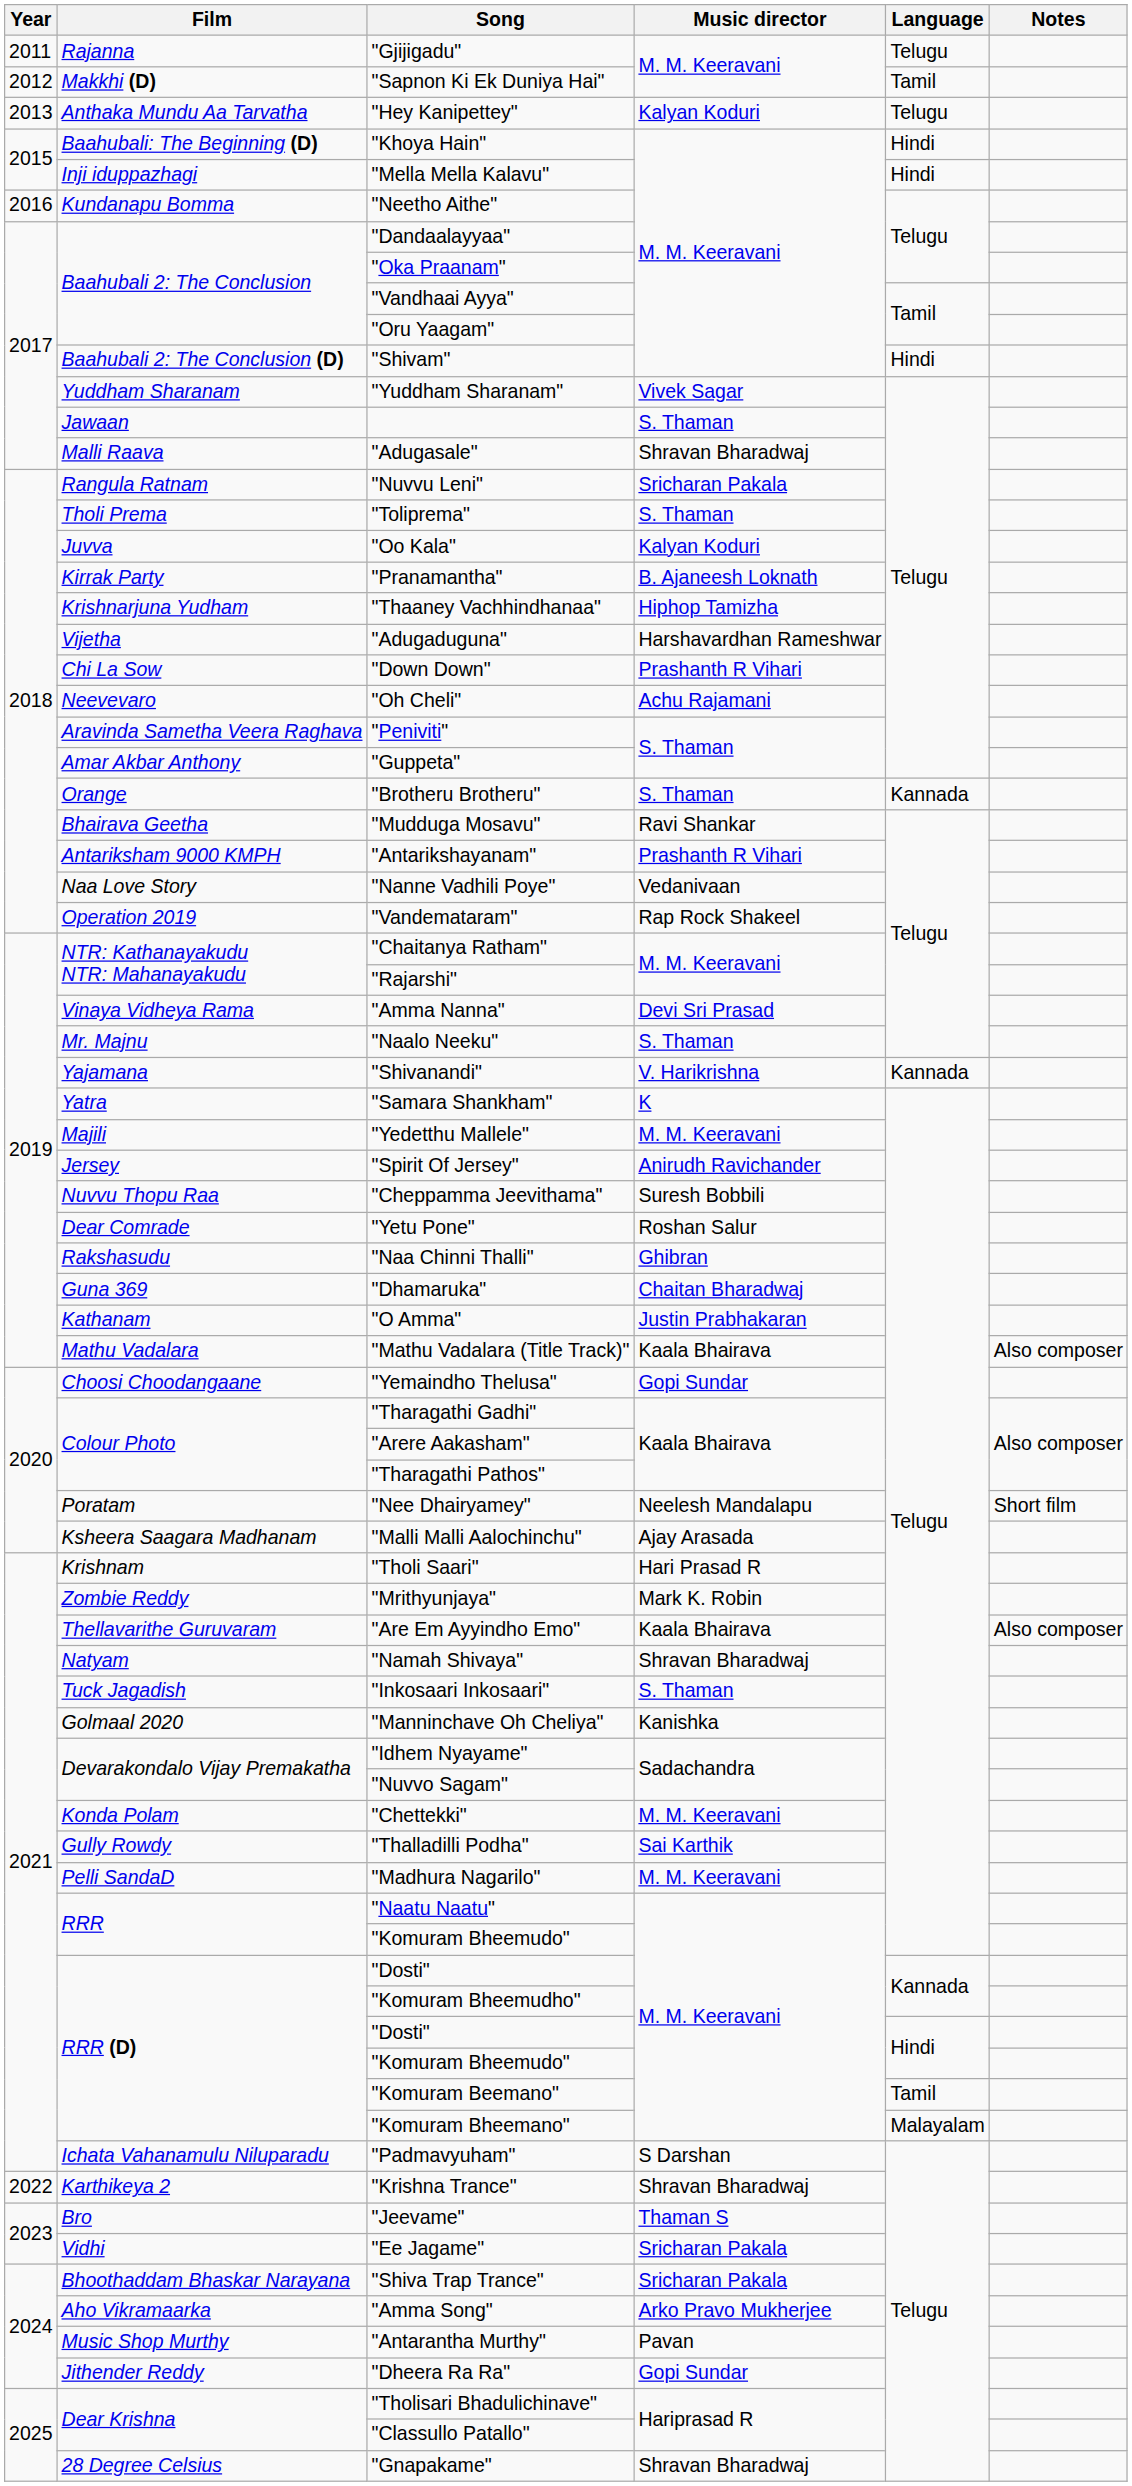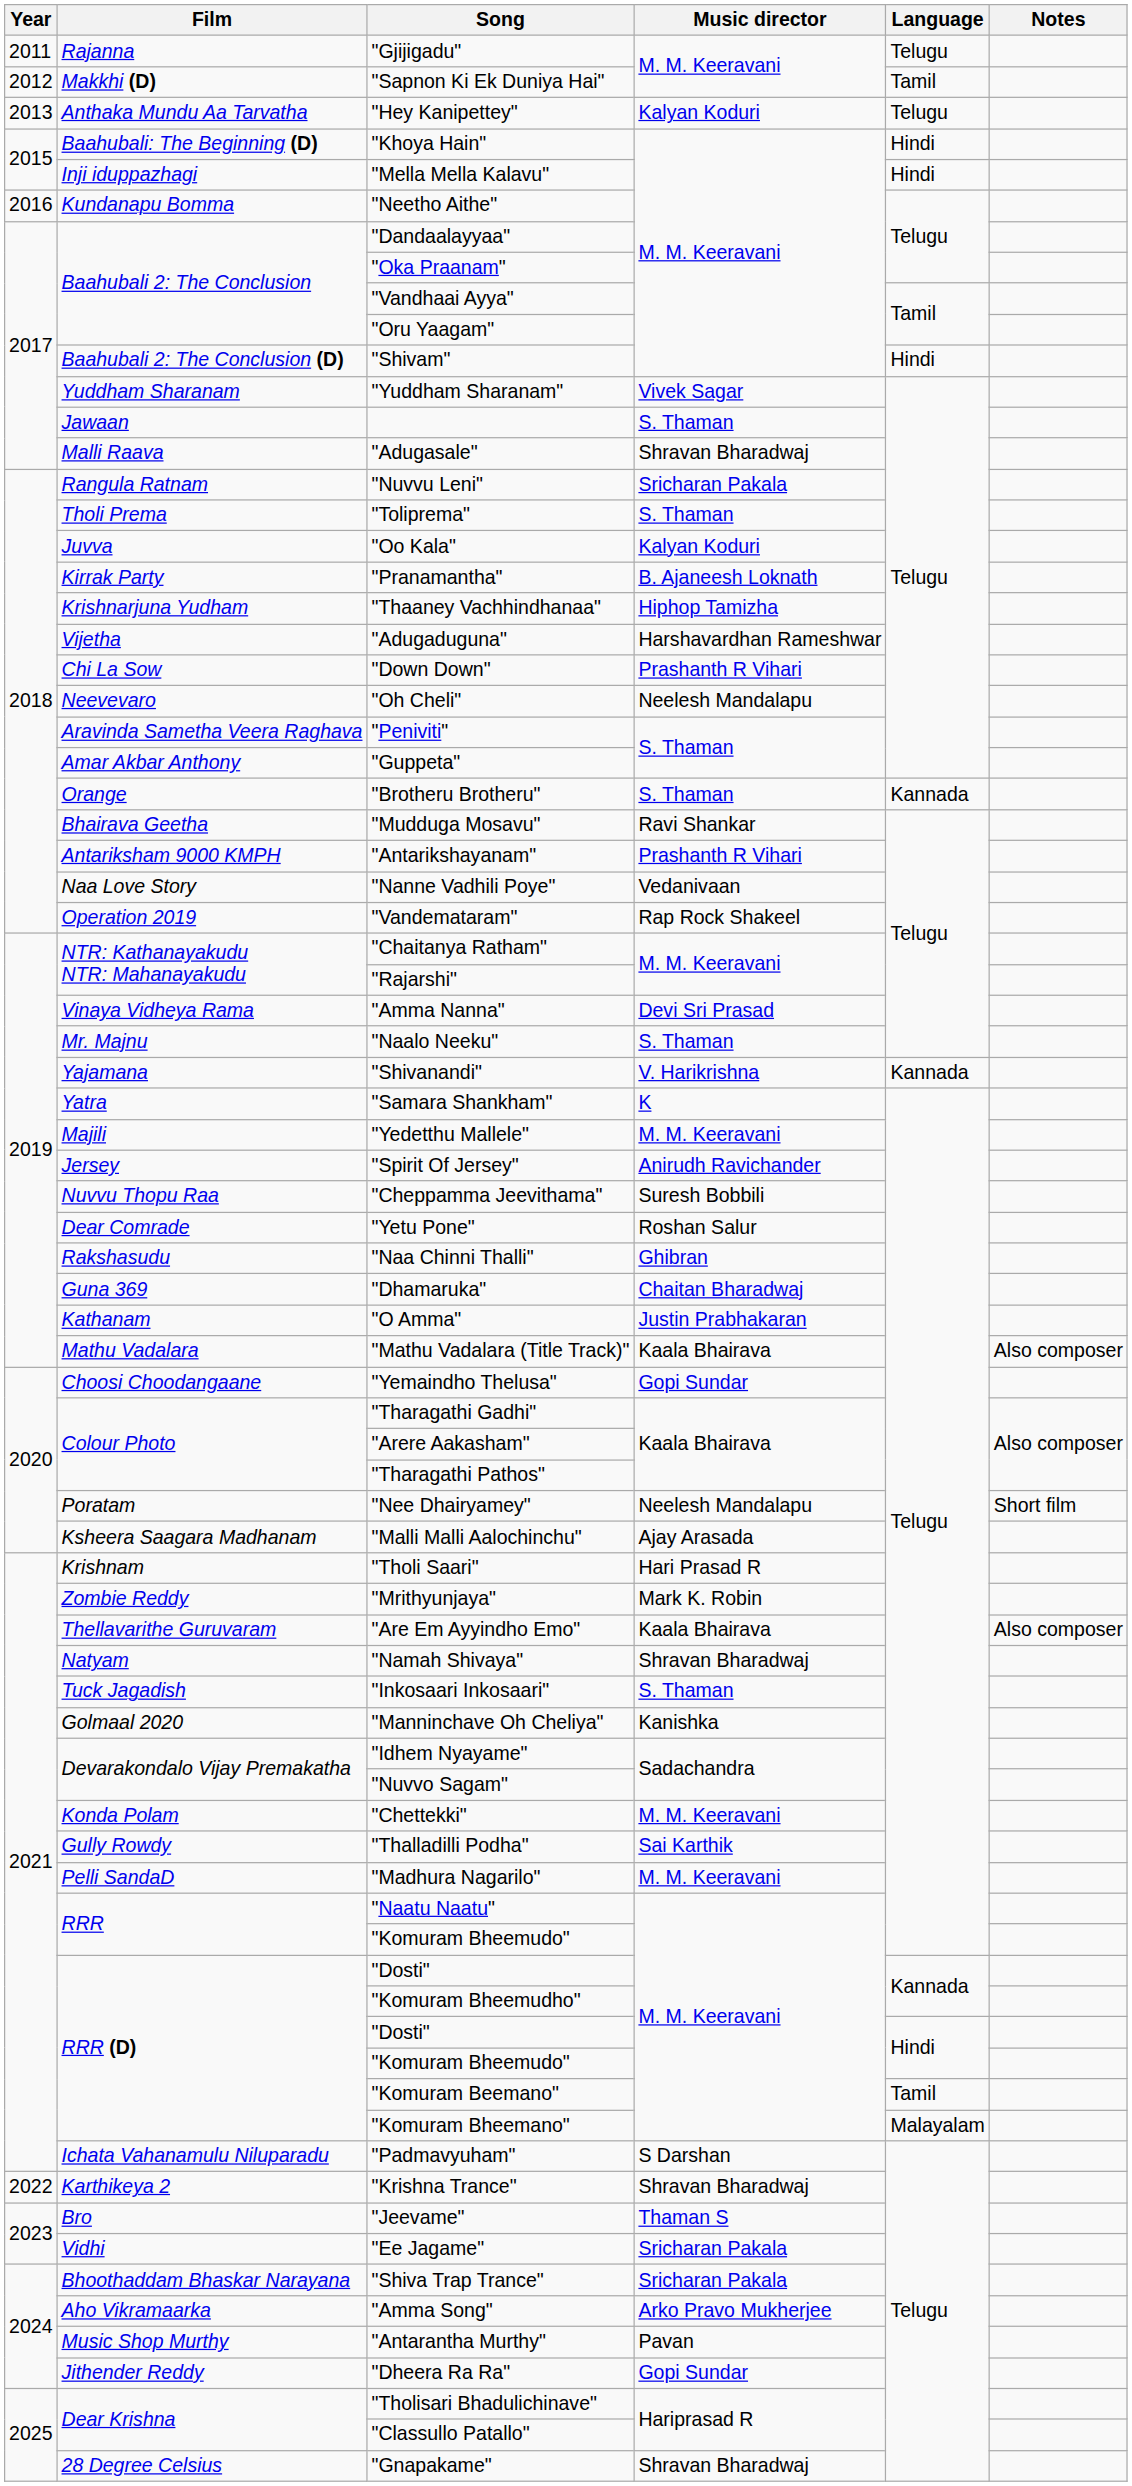(705, 701) Achu Rajamani -> (725, 701) Neelesh Mandalapu
